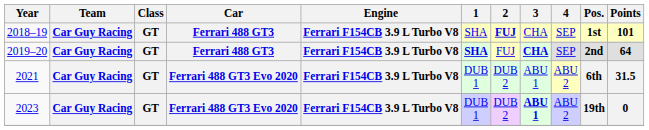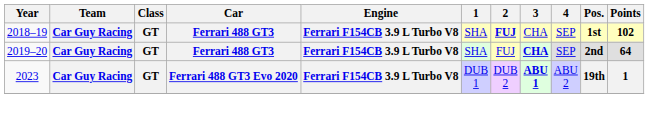(625, 32) 101 -> (625, 32) 102
(476, 51) bold -> (476, 51) normal
- row: (27, 76)
(625, 109) 0 -> (625, 76) 1
